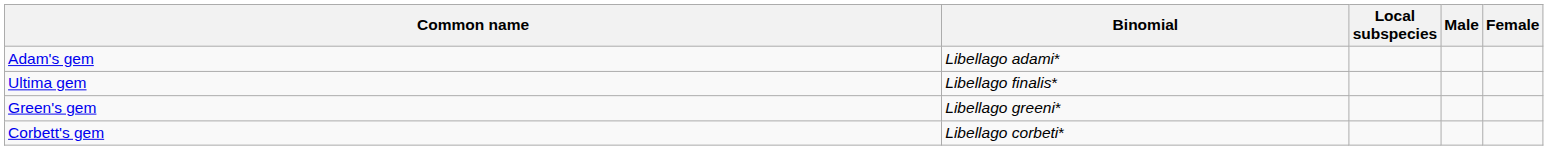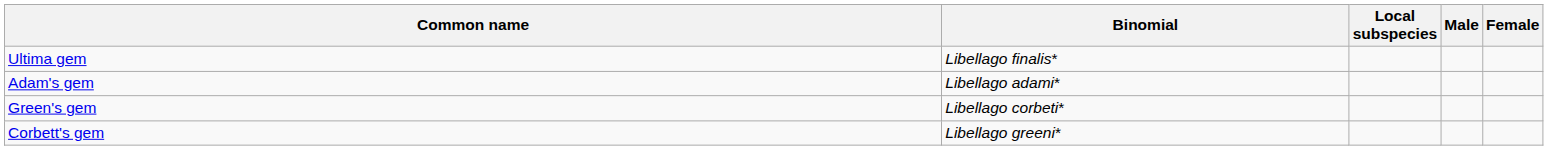rows swapped: (51, 58) <-> (47, 83)
(1003, 108) Libellago greeni* -> (1005, 108) Libellago corbeti*
(1005, 132) Libellago corbeti* -> (1003, 132) Libellago greeni*
